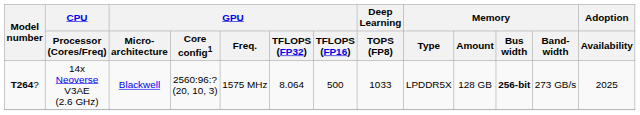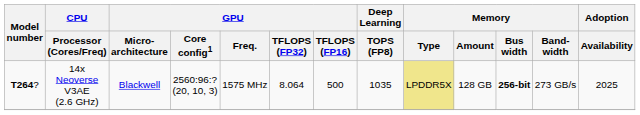(380, 85) 1033 -> (380, 85) 1035
(429, 85) no background -> (429, 85) khaki background
